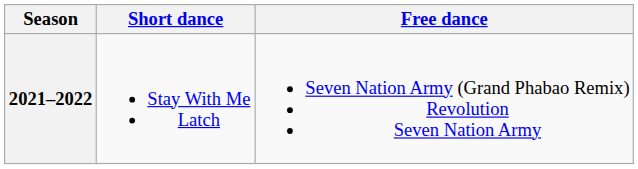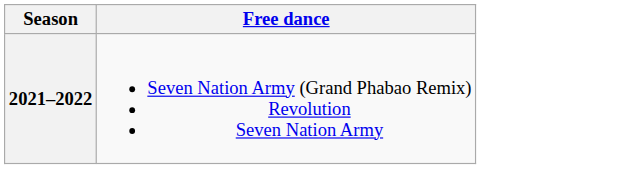- column: (176, 19)
